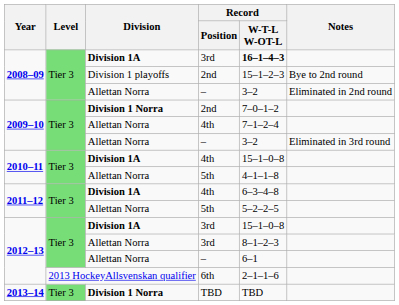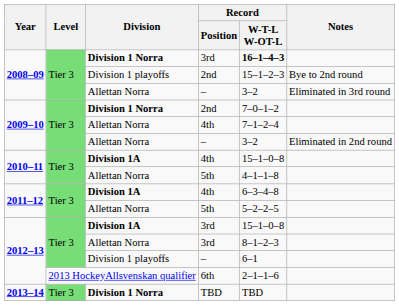(114, 58) Division 1A -> (125, 58) Division 1 Norra
(341, 91) Eliminated in 2nd round -> (340, 91) Eliminated in 3rd round
(340, 141) Eliminated in 3rd round -> (341, 141) Eliminated in 2nd round
(118, 259) Allettan Norra -> (129, 259) Division 1 playoffs
